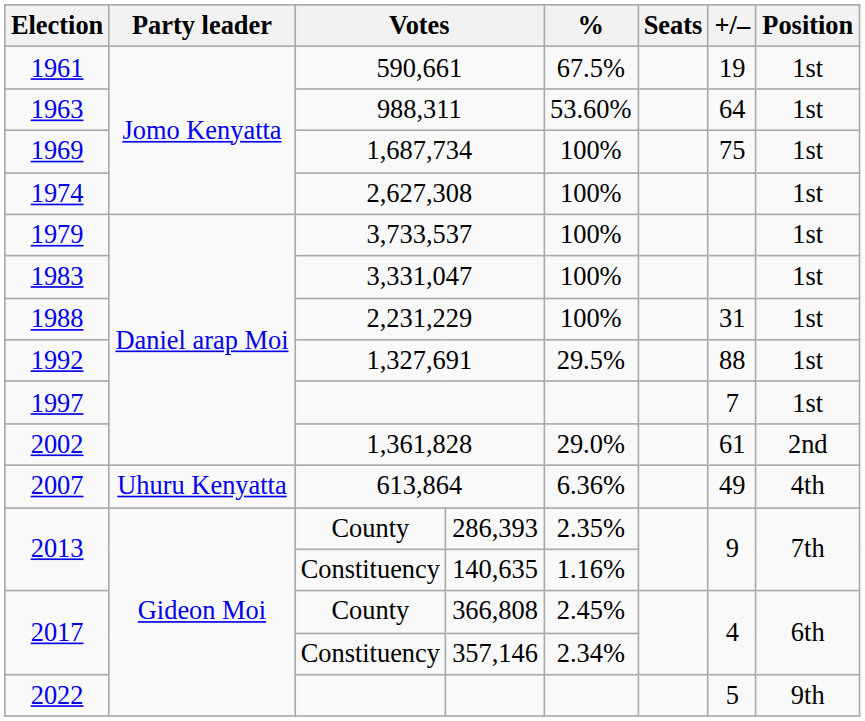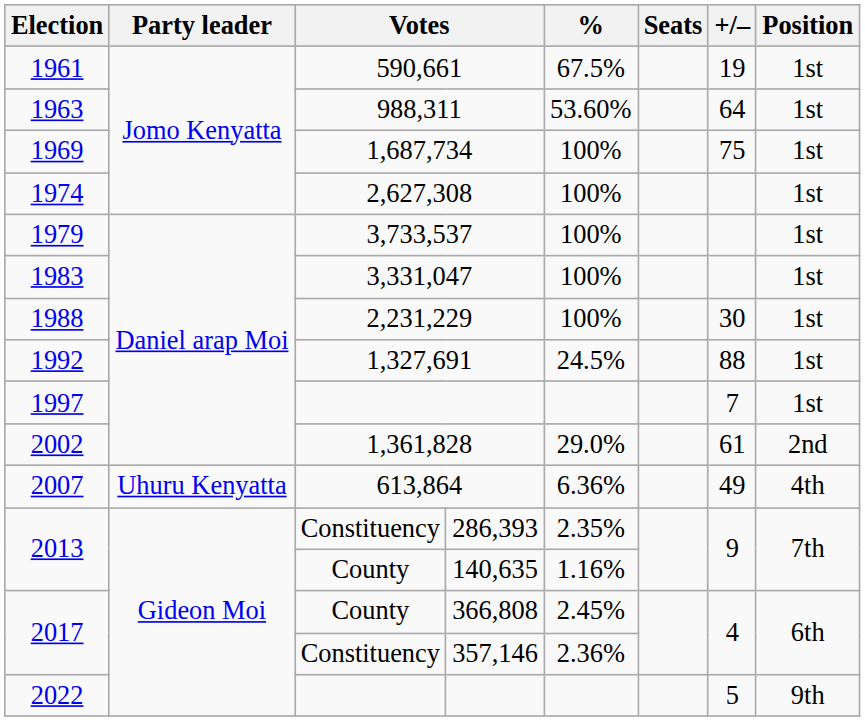(732, 318) 31 -> (732, 318) 30
(591, 360) 29.5% -> (591, 360) 24.5%
(370, 527) County -> (370, 527) Constituency
(370, 569) Constituency -> (370, 569) County
(591, 653) 2.34% -> (591, 653) 2.36%
